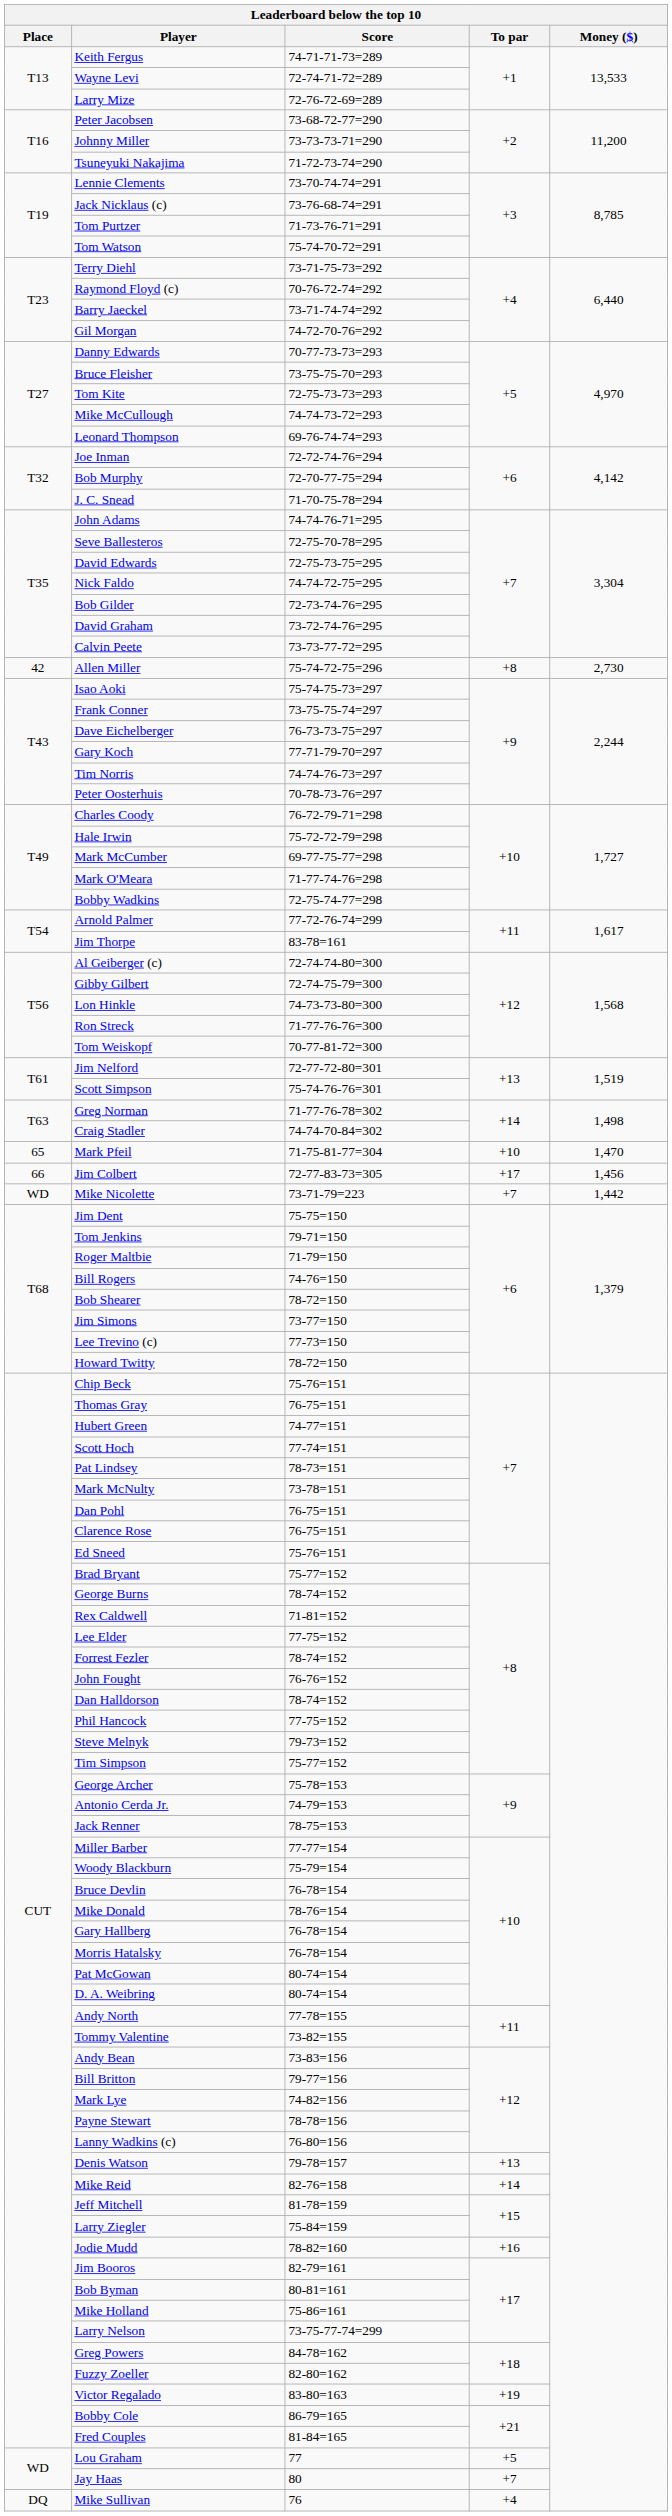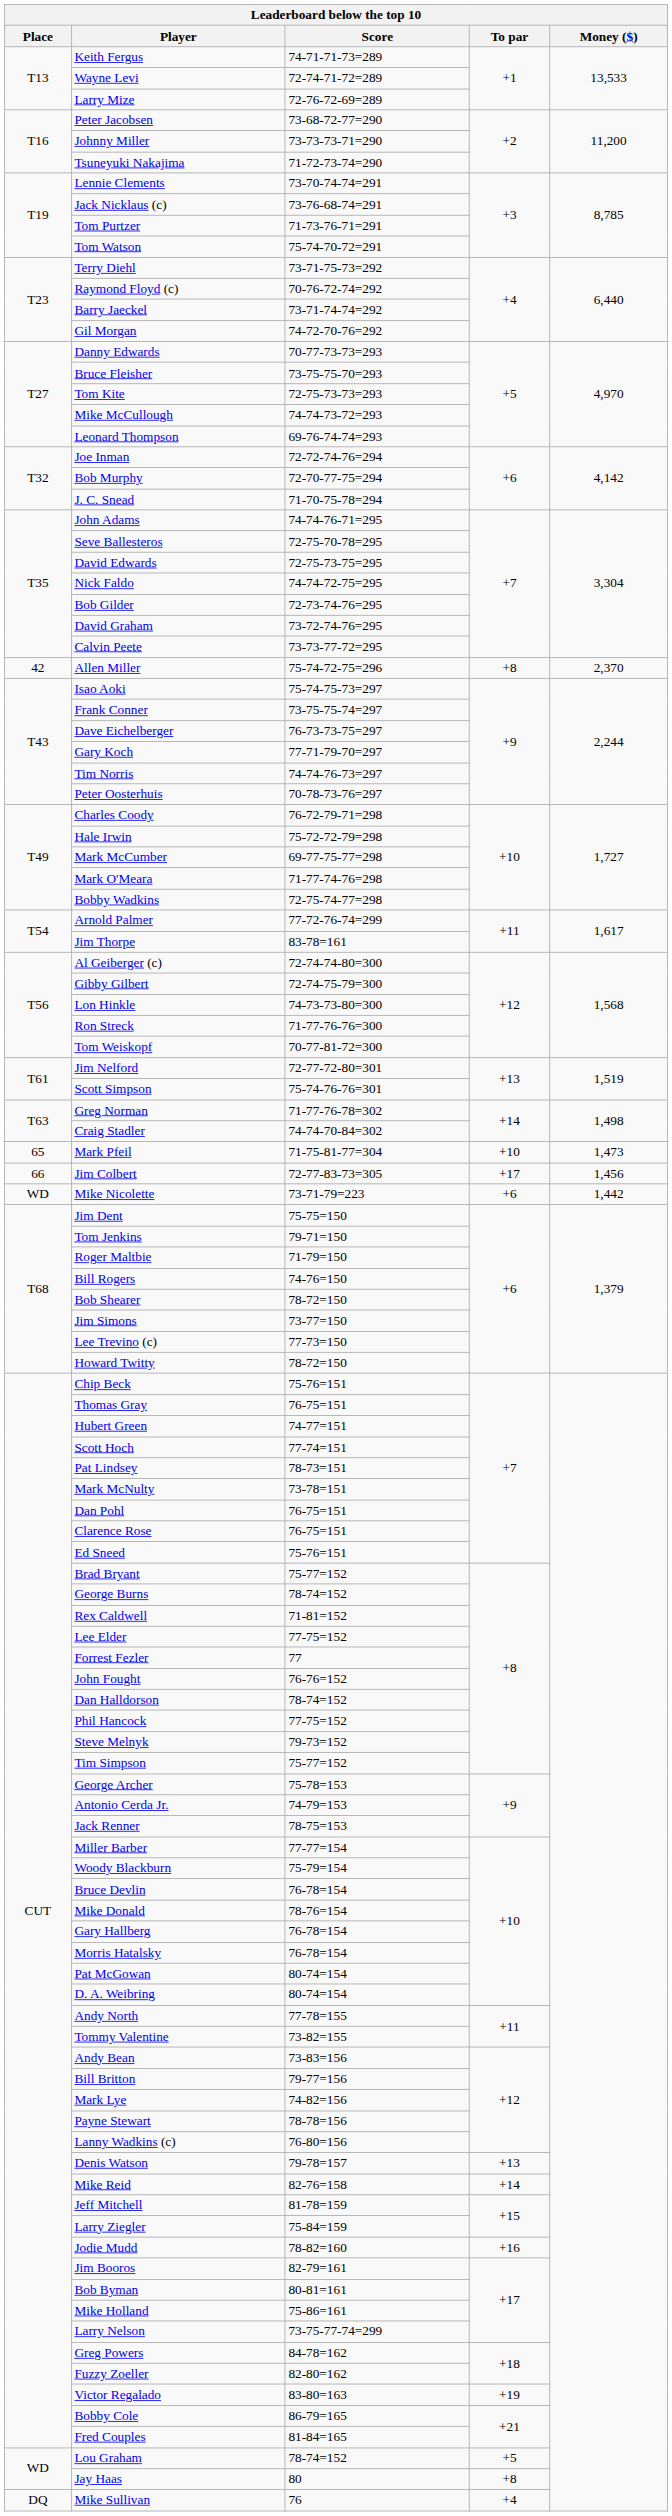(609, 667) 2,730 -> (609, 667) 2,370
(609, 1152) 1,470 -> (609, 1152) 1,473
(509, 1194) +7 -> (509, 1194) +6
(318, 1657) 78-74=152 -> (295, 1657) 77
(295, 2458) 77 -> (318, 2458) 78-74=152
(509, 2479) +7 -> (509, 2479) +8
